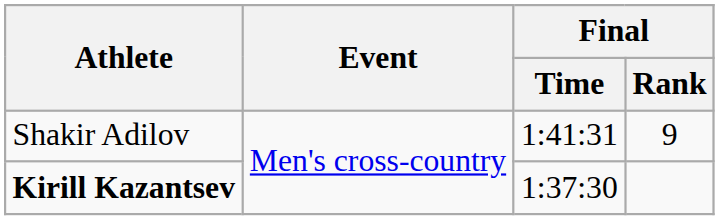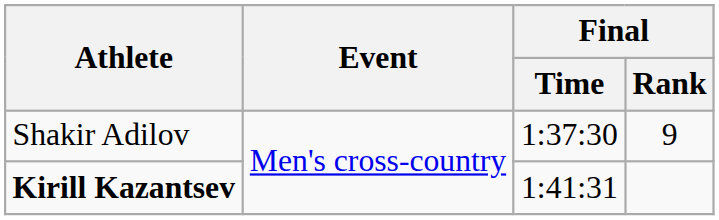(569, 135) 1:41:31 -> (569, 135) 1:37:30
(569, 187) 1:37:30 -> (569, 187) 1:41:31
